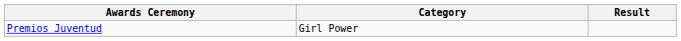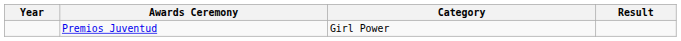+ column: (32, 12)
